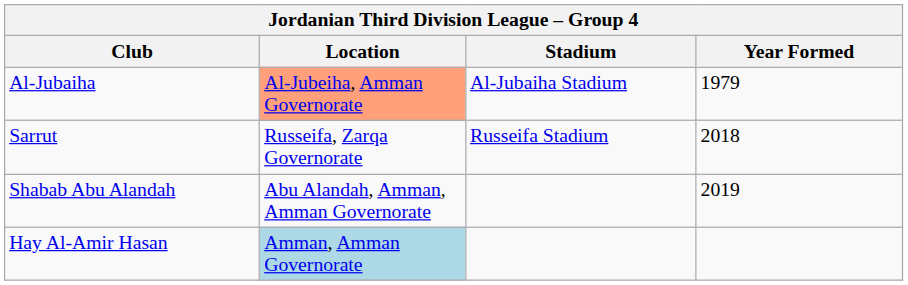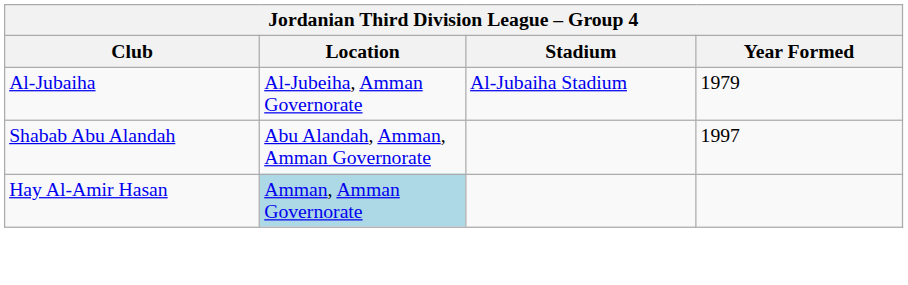(343, 93) lightsalmon background -> (343, 93) no background
- row: (33, 135)
(720, 189) 2019 -> (720, 135) 1997
